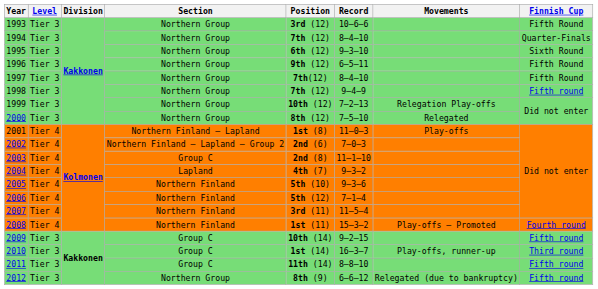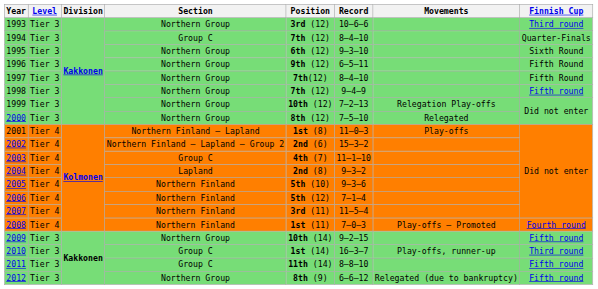(556, 24) Fifth Round -> (556, 24) Third round
(195, 38) Northern Group -> (195, 38) Group C
(354, 144) 7–0–3 -> (354, 144) 15–3–2
(310, 158) 2nd (8) -> (310, 158) 4th (7)
(310, 171) 4th (7) -> (310, 171) 2nd (8)
(354, 225) 15–3–2 -> (354, 225) 7–0–3
(195, 238) Group C -> (195, 238) Northern Group
